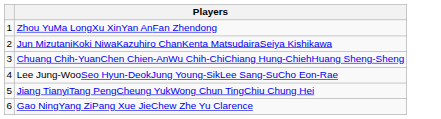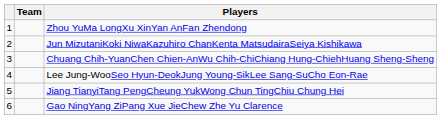+ column: (29, 12)
